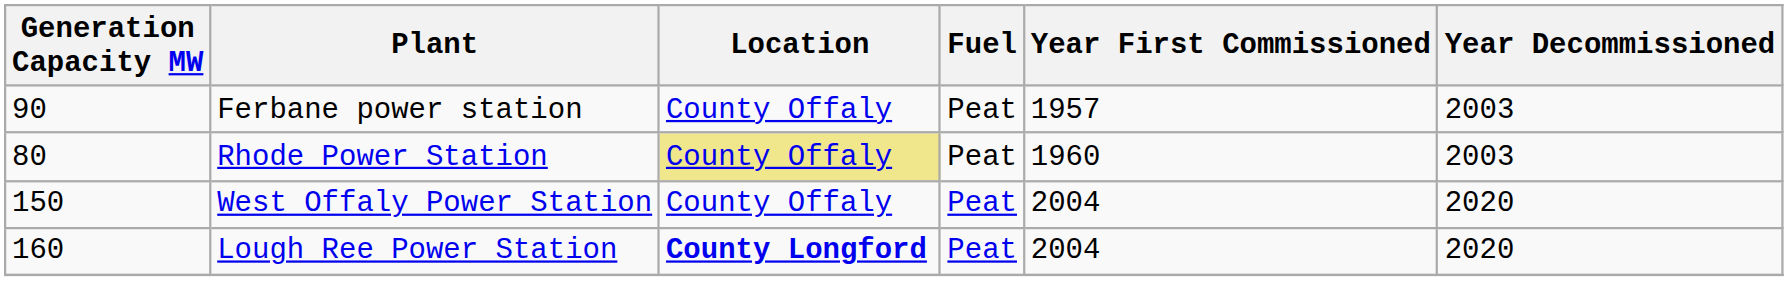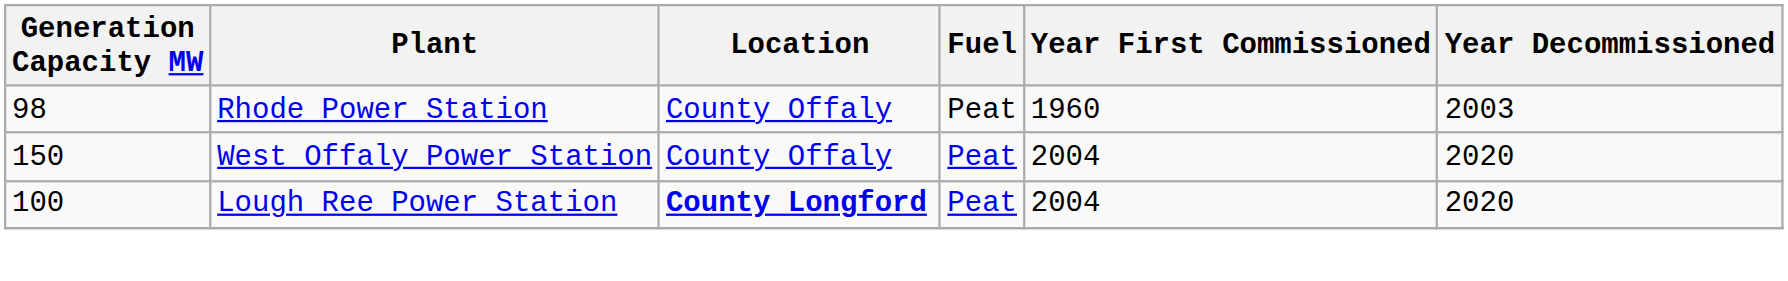- row: (400, 109)
(29, 157) 80 -> (29, 109) 98
(779, 157) khaki background -> (779, 109) no background
(38, 251) 160 -> (38, 204) 100
